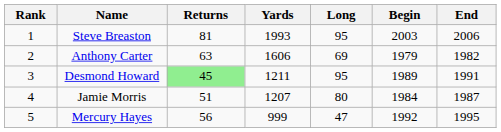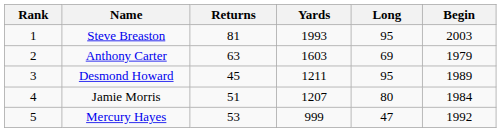- column: (467, 14)
(277, 55) 1606 -> (314, 55) 1603
(206, 76) lightgreen background -> (234, 76) no background
(206, 117) 56 -> (234, 117) 53
